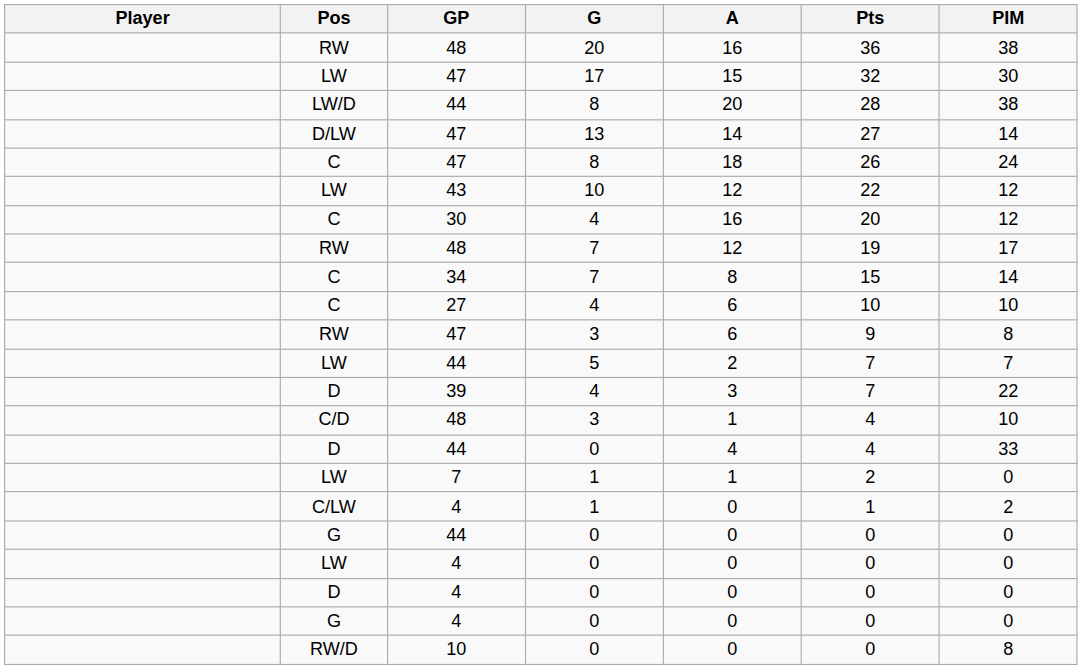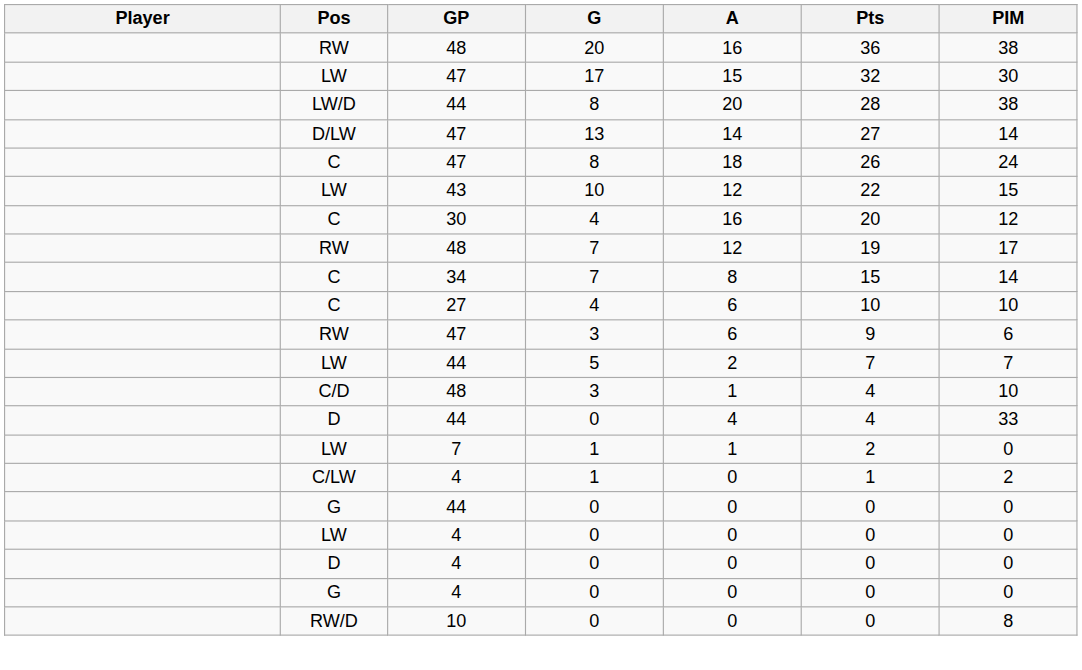(1008, 190) 12 -> (1008, 190) 15
(1008, 334) 8 -> (1008, 334) 6
- row: (334, 391)
